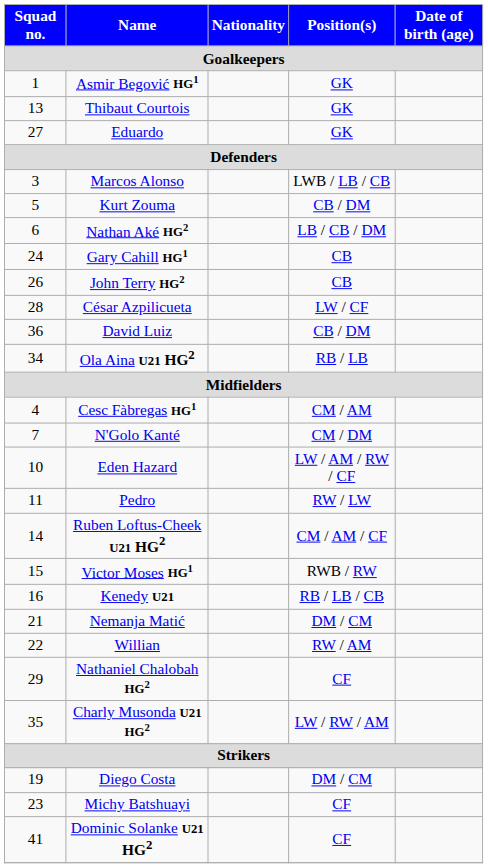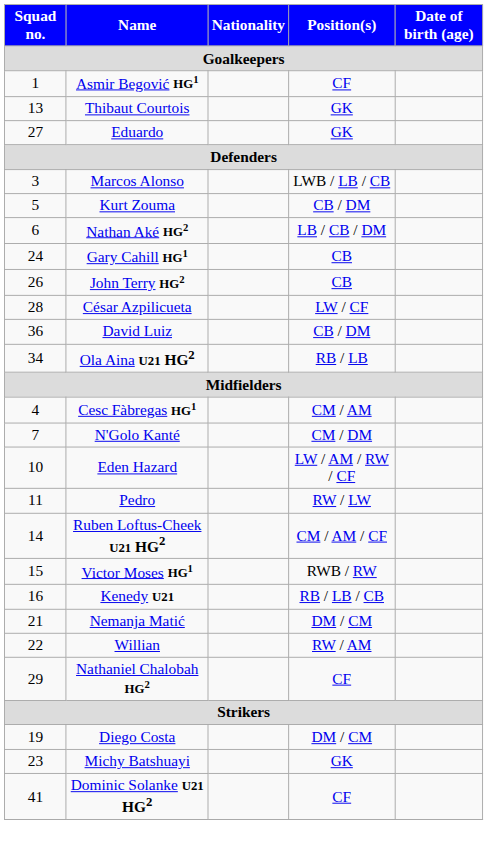(342, 83) GK -> (342, 83) CF
- row: (137, 722)
(342, 804) CF -> (342, 761) GK
